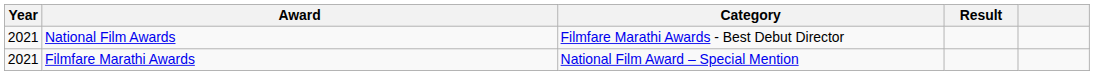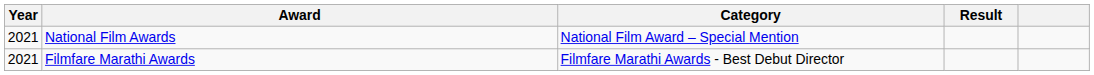(702, 37) Filmfare Marathi Awards - Best Debut Director -> (680, 37) National Film Award – Special Mention
(680, 59) National Film Award – Special Mention -> (702, 59) Filmfare Marathi Awards - Best Debut Director
